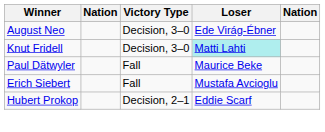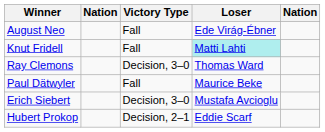(156, 30) Decision, 3–0 -> (131, 30) Fall
(156, 48) Decision, 3–0 -> (131, 48) Fall
+ row: (40, 65)
(131, 83) Fall -> (156, 100) Decision, 3–0
